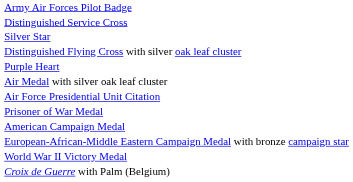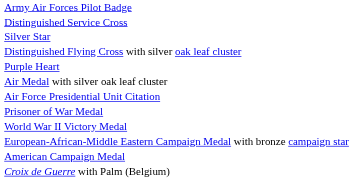rows swapped: (65, 127) <-> (66, 156)
